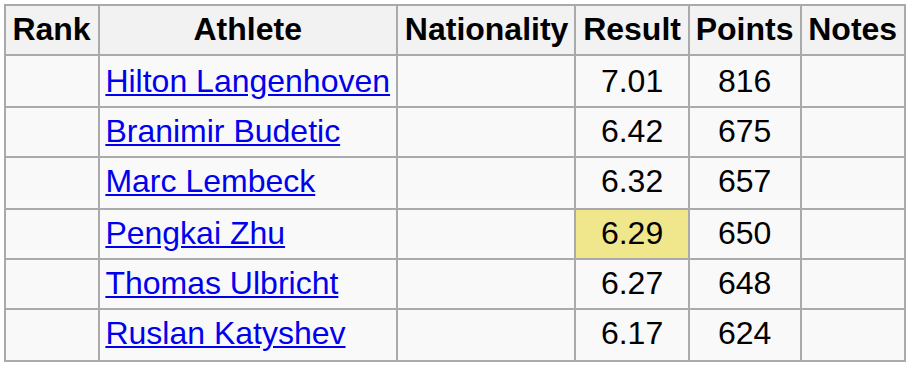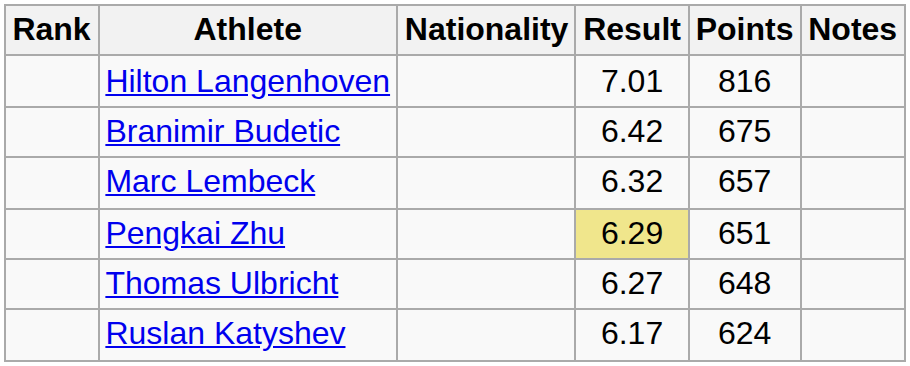(745, 232) 650 -> (745, 232) 651
